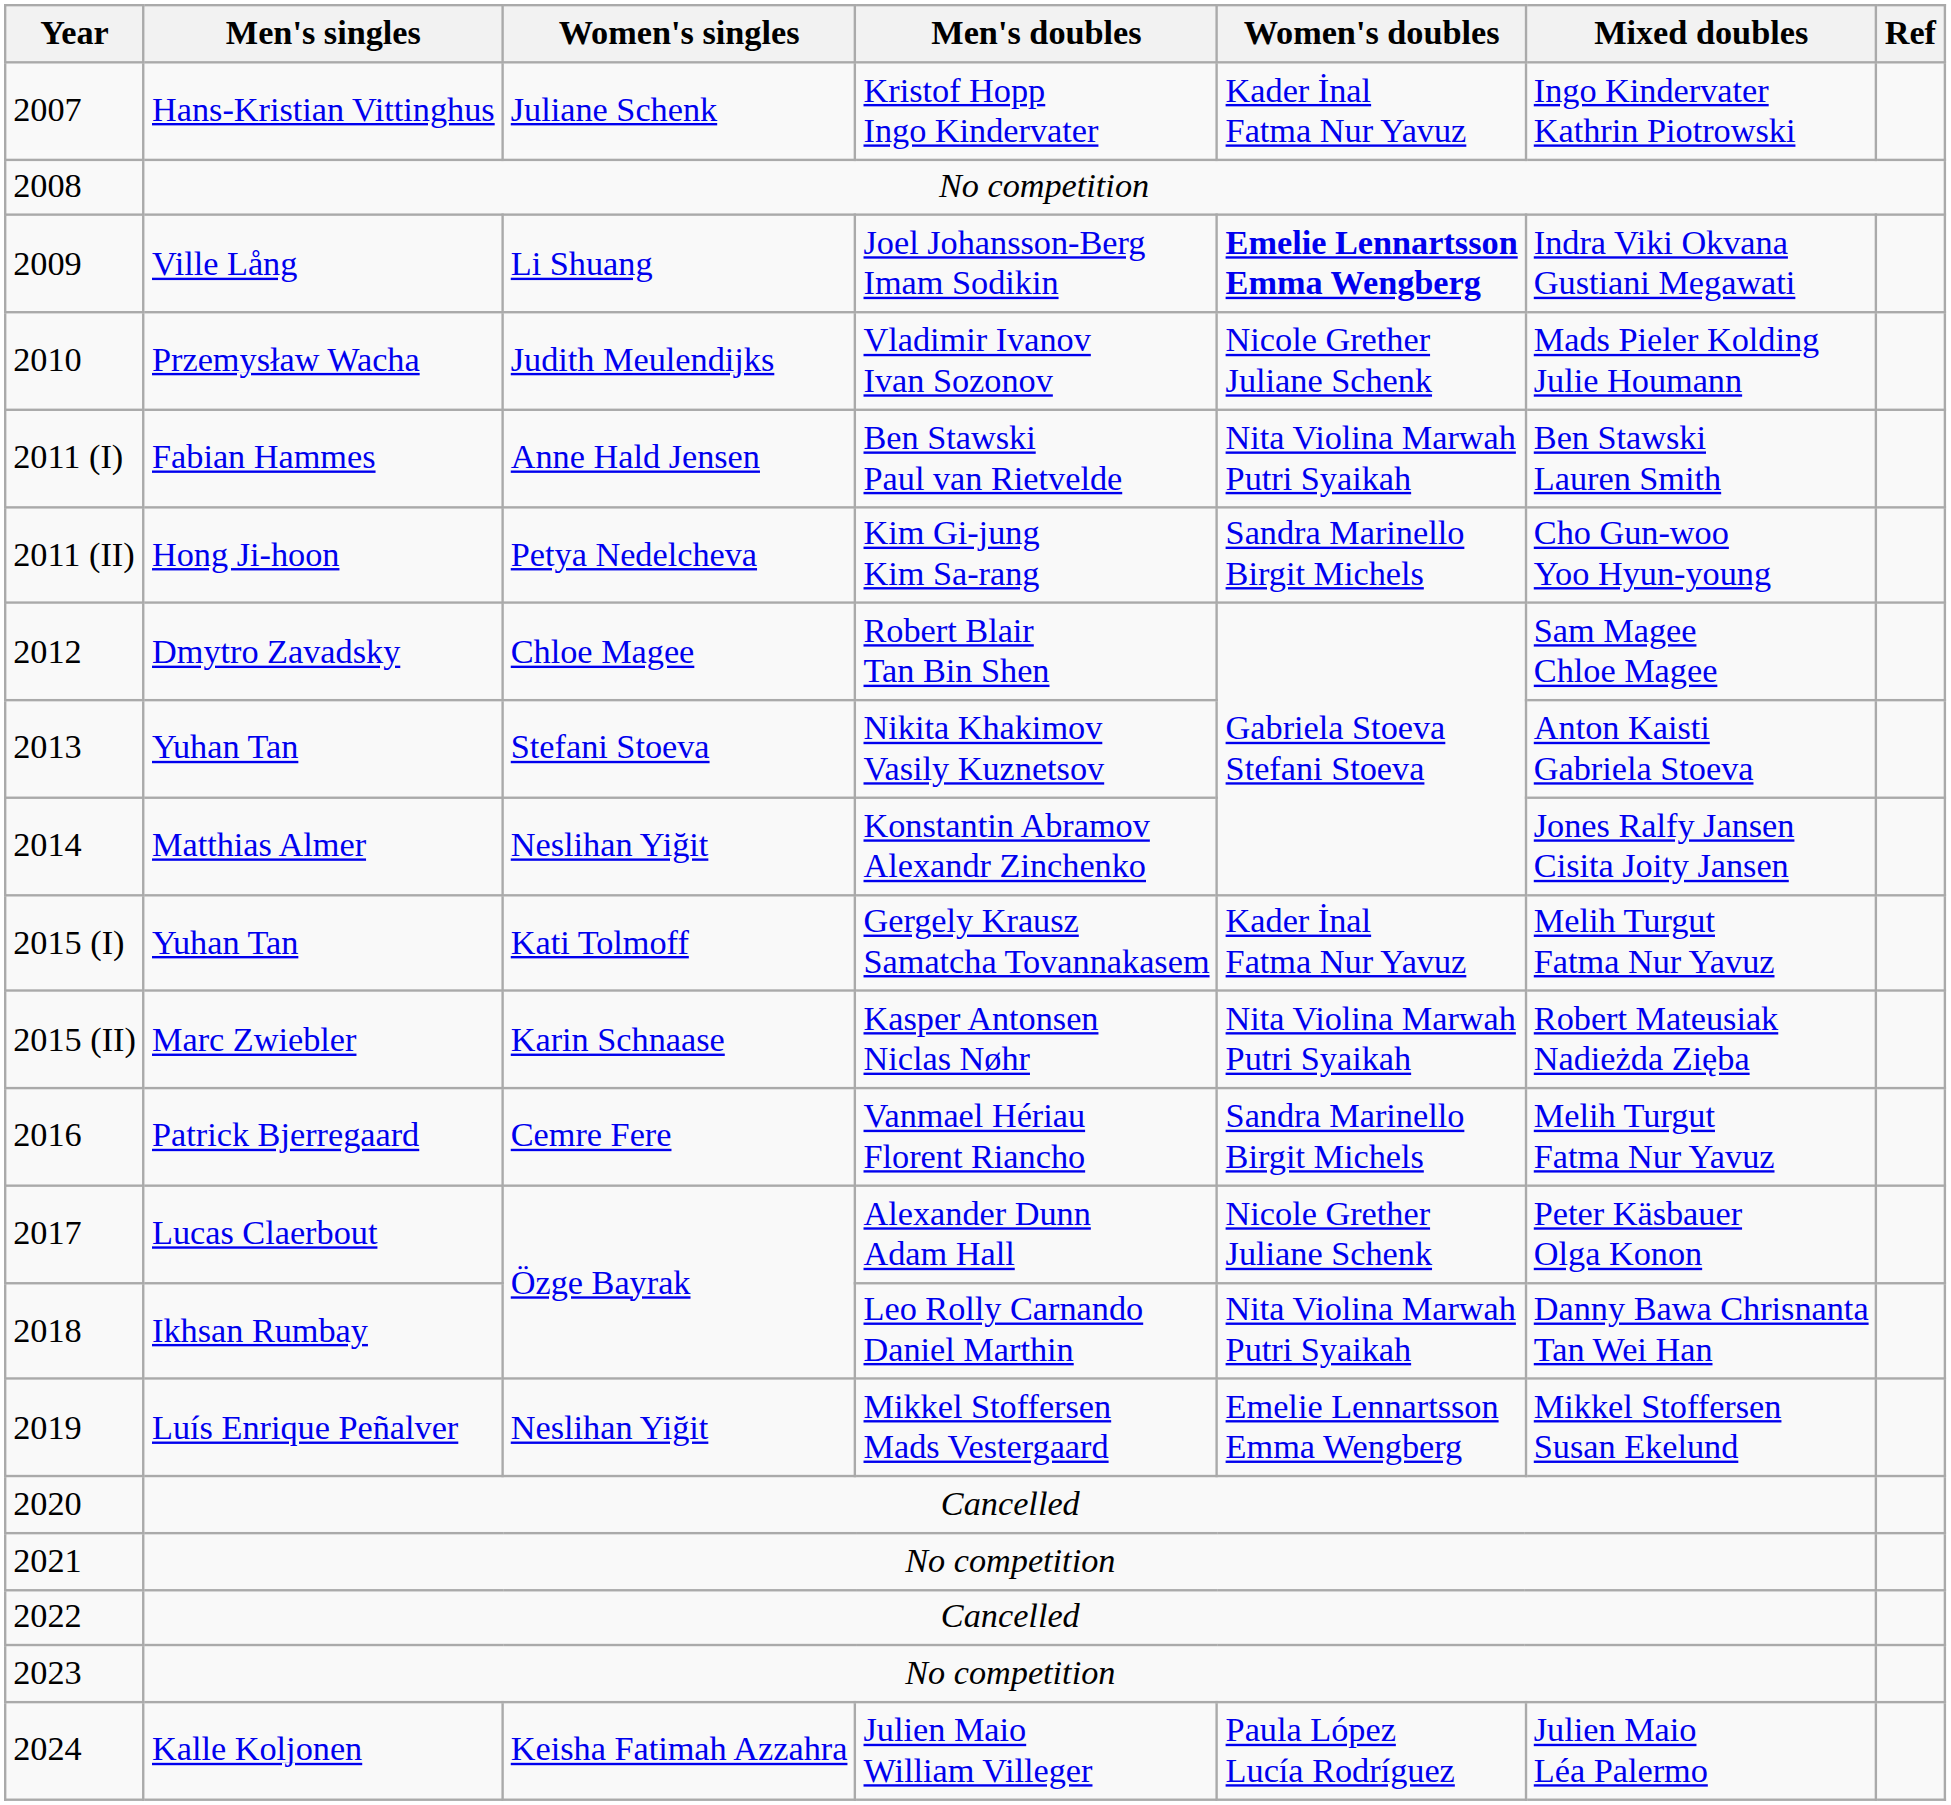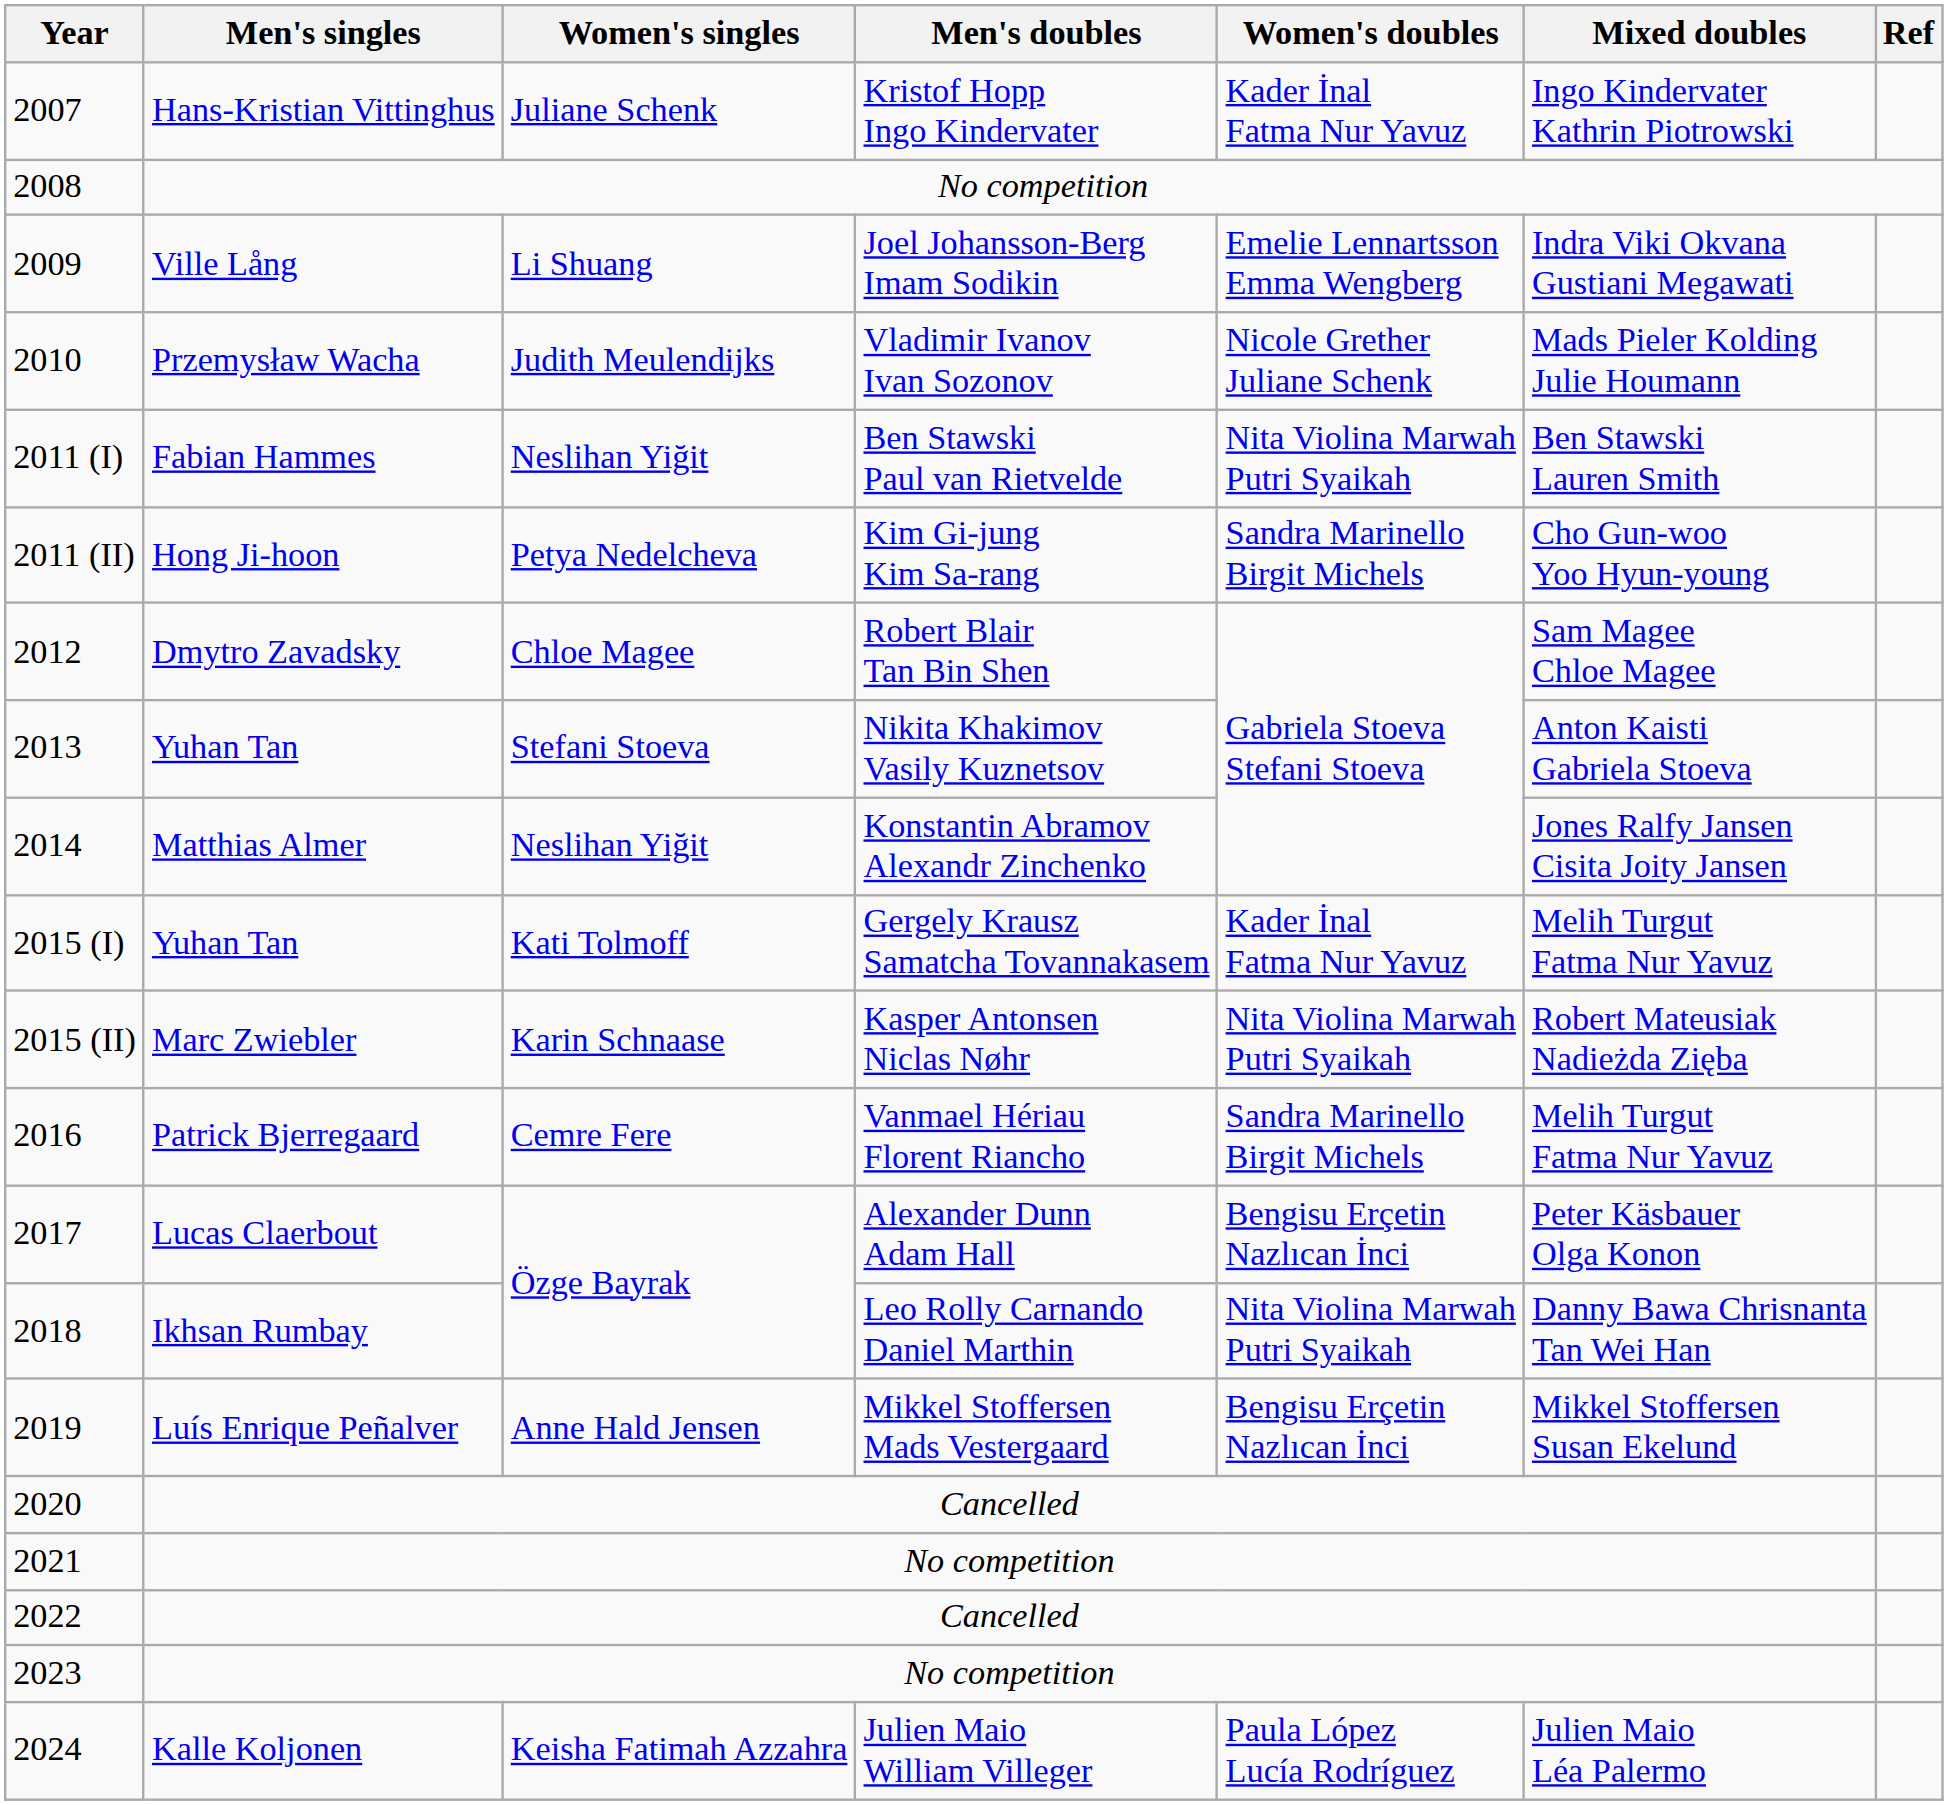(1372, 263) bold -> (1362, 263) normal
(635, 457) Anne Hald Jensen -> (610, 457) Neslihan Yiğit
(1329, 1233) Nicole Grether Juliane Schenk -> (1335, 1233) Bengisu Erçetin Nazlıcan İnci
(610, 1427) Neslihan Yiğit -> (635, 1427) Anne Hald Jensen
(1362, 1427) Emelie Lennartsson Emma Wengberg -> (1335, 1427) Bengisu Erçetin Nazlıcan İnci
